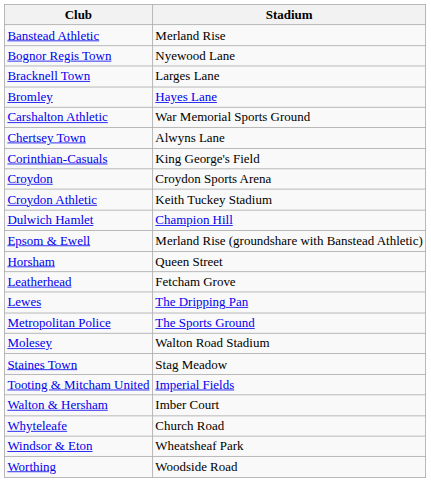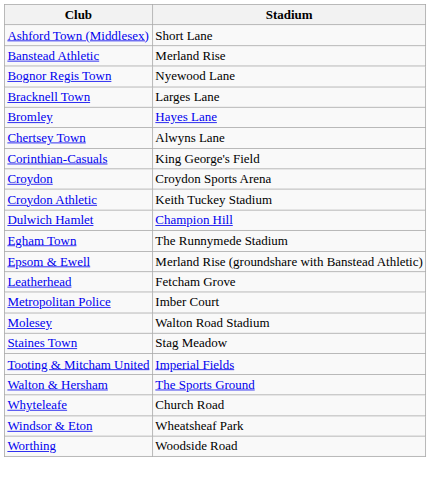+ row: (78, 35)
- row: (58, 117)
+ row: (42, 240)
- row: (31, 261)
- row: (24, 302)
(205, 323) The Sports Ground -> (187, 302) Imber Court
(187, 405) Imber Court -> (205, 384) The Sports Ground
